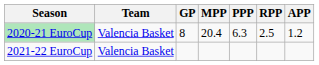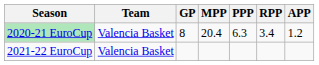(267, 32) 2.5 -> (267, 32) 3.4
